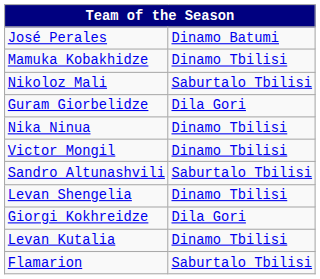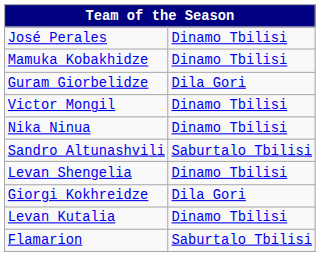(225, 38) Dinamo Batumi -> (229, 38) Dinamo Tbilisi
- row: (57, 83)
rows swapped: (62, 151) <-> (49, 128)
